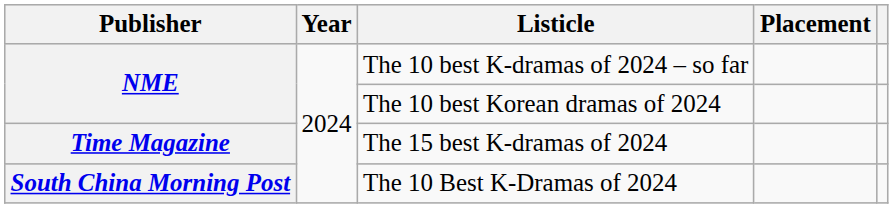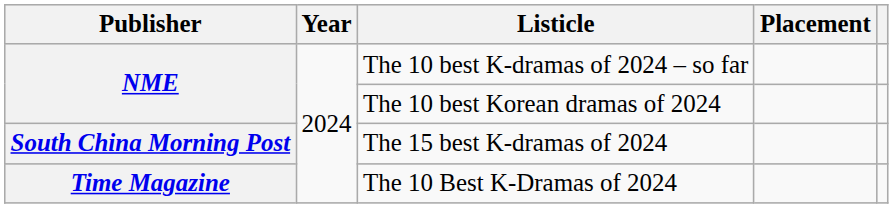(150, 143) Time Magazine -> (150, 143) South China Morning Post
(150, 182) South China Morning Post -> (150, 182) Time Magazine
